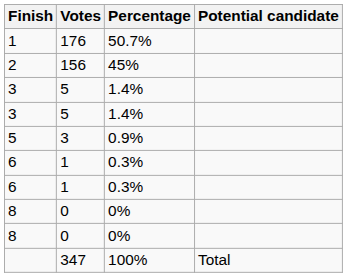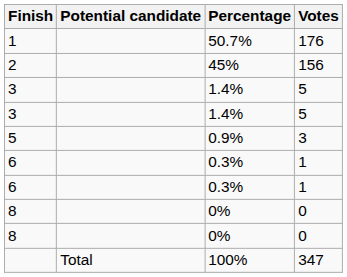columns swapped: (268, 16) <-> (81, 16)
